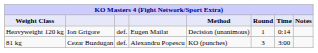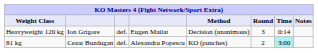(263, 32) 1 -> (263, 32) 3
(263, 42) 3 -> (263, 42) 2
(284, 42) no background -> (284, 42) paleturquoise background
